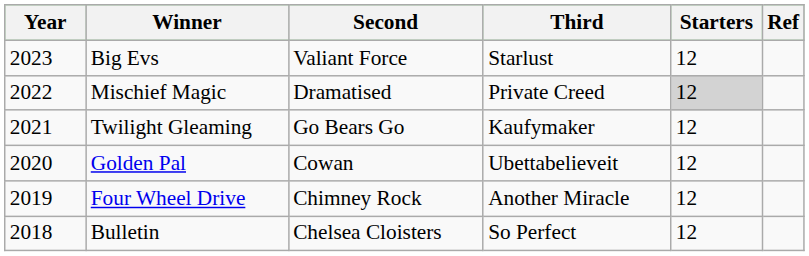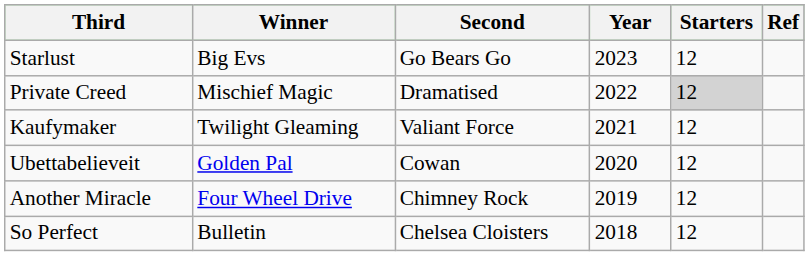columns swapped: (45, 22) <-> (577, 22)
(350, 57) Valiant Force -> (455, 57) Go Bears Go
(349, 127) Go Bears Go -> (457, 127) Valiant Force
